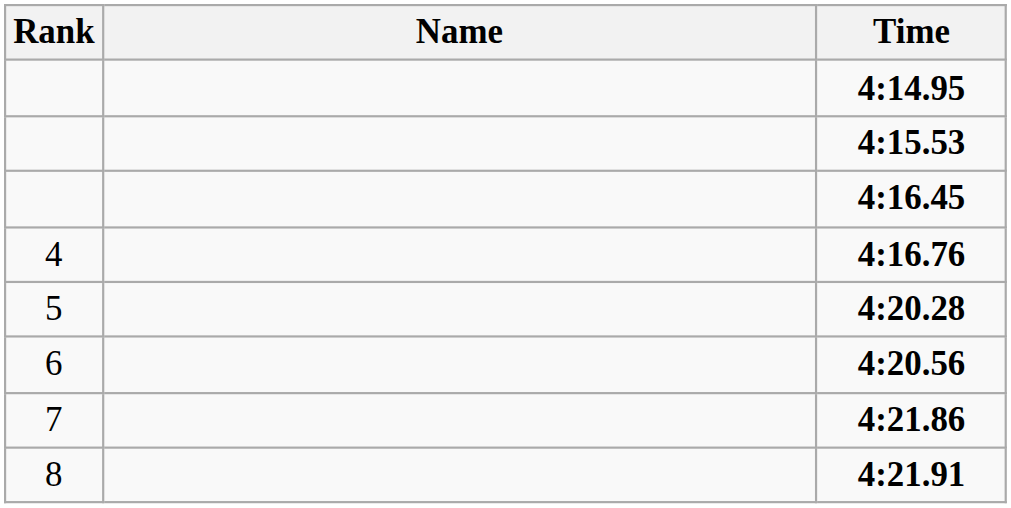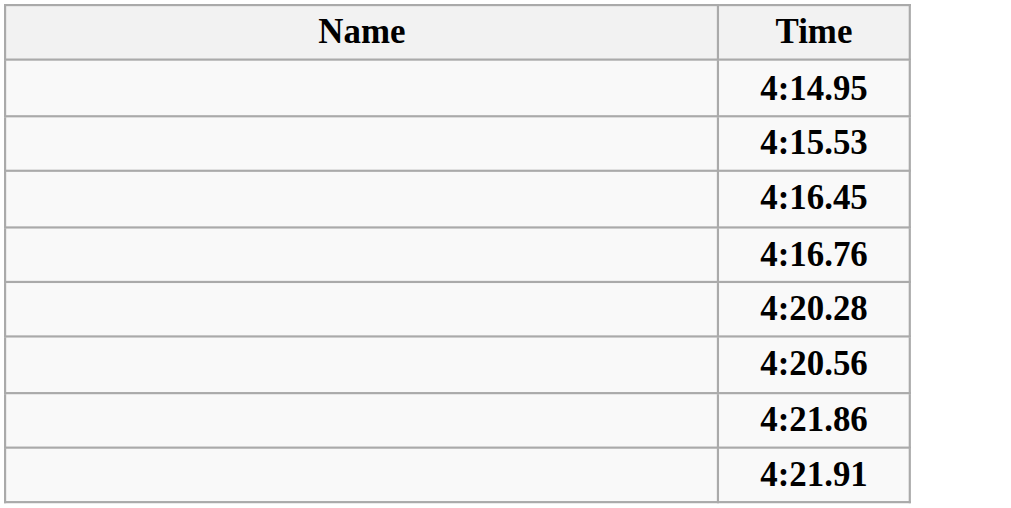- column: (54, 32)
